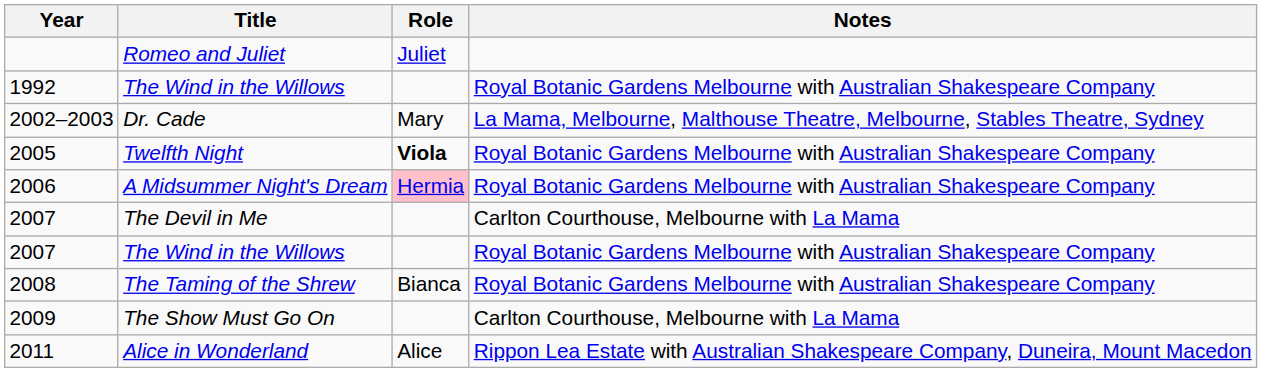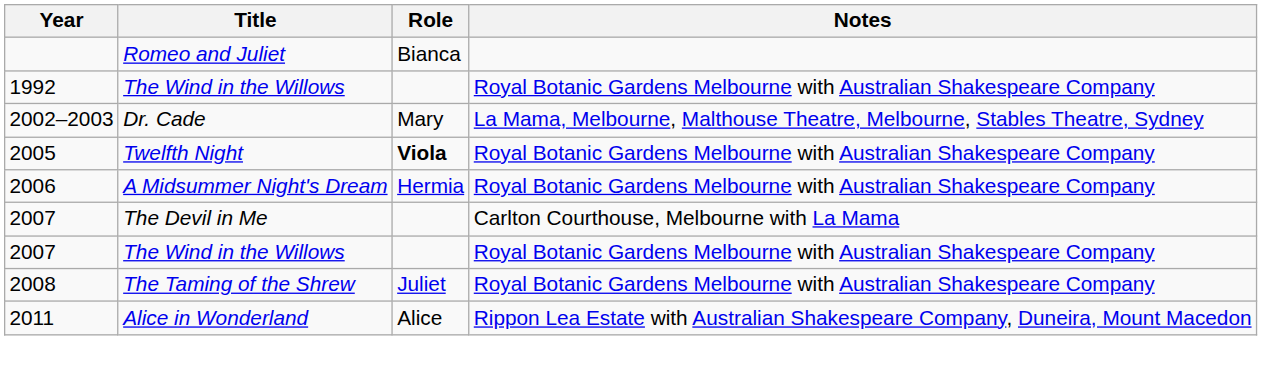(421, 53) Juliet -> (429, 53) Bianca
(431, 185) pink background -> (431, 185) no background
(429, 284) Bianca -> (421, 284) Juliet
- row: (33, 317)
